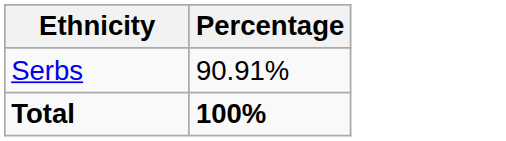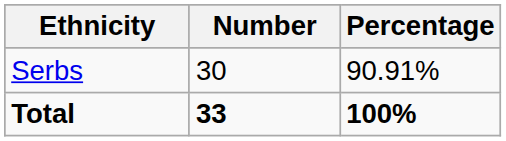+ column: (265, 26)
